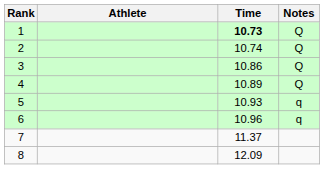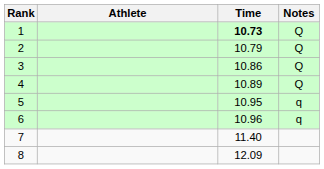(248, 48) 10.74 -> (248, 48) 10.79
(248, 102) 10.93 -> (248, 102) 10.95
(248, 137) 11.37 -> (248, 137) 11.40
